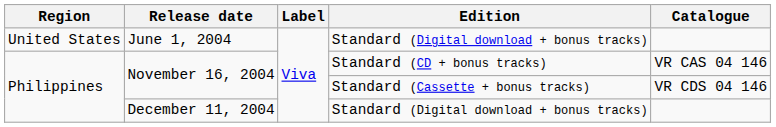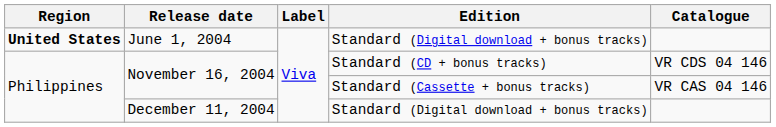(64, 40) normal -> (64, 40) bold
(711, 63) VR CAS 04 146 -> (711, 63) VR CDS 04 146
(711, 87) VR CDS 04 146 -> (711, 87) VR CAS 04 146
